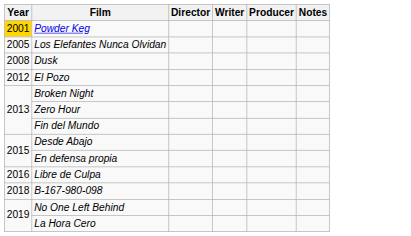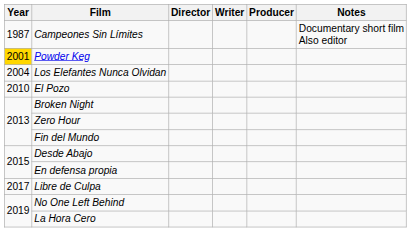+ row: (89, 34)
(18, 45) 2005 -> (18, 72) 2004
- row: (46, 61)
(18, 77) 2012 -> (18, 89) 2010
(18, 175) 2016 -> (18, 186) 2017
- row: (68, 191)
